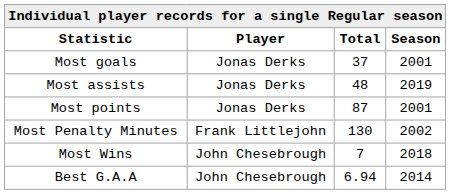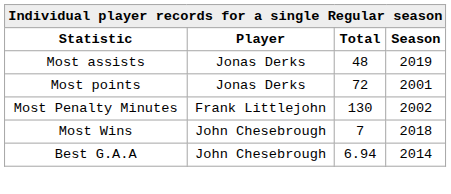- row: (96, 62)
(360, 108) 87 -> (360, 85) 72
